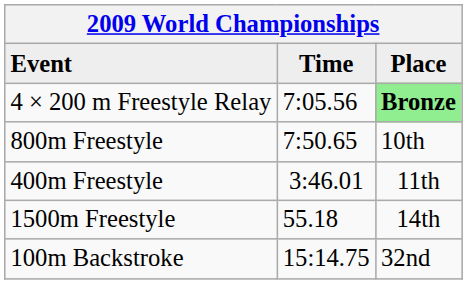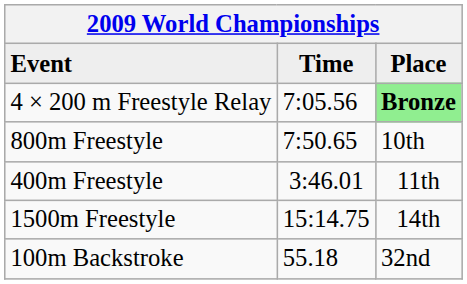(310, 219) 55.18 -> (326, 219) 15:14.75
(326, 258) 15:14.75 -> (310, 258) 55.18
